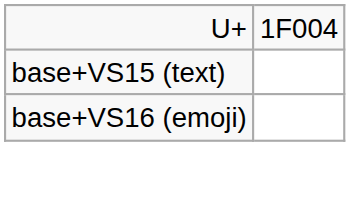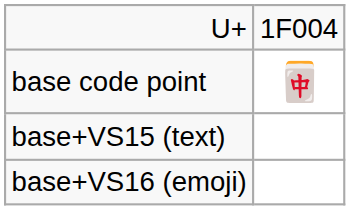+ row: (109, 82)
